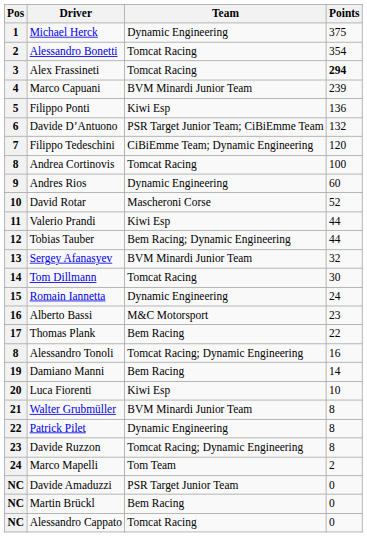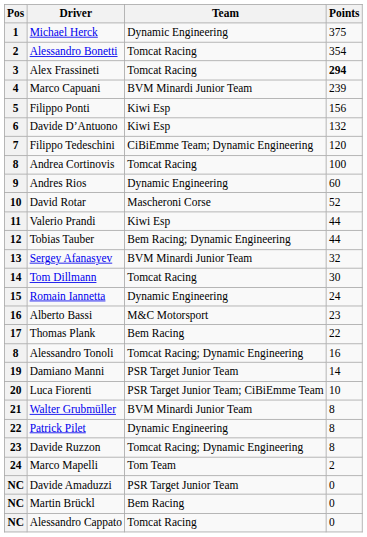(338, 107) 136 -> (338, 107) 156
(225, 126) PSR Target Junior Team; CiBiEmme Team -> (149, 126) Kiwi Esp
(156, 371) Bem Racing -> (183, 371) PSR Target Junior Team
(149, 390) Kiwi Esp -> (225, 390) PSR Target Junior Team; CiBiEmme Team
